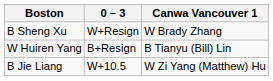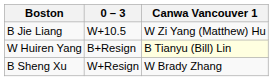rows swapped: (35, 66) <-> (37, 31)
(188, 48) no background -> (188, 48) lightyellow background
